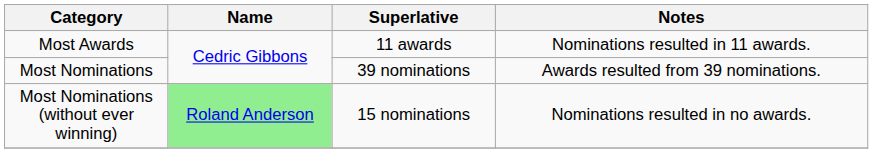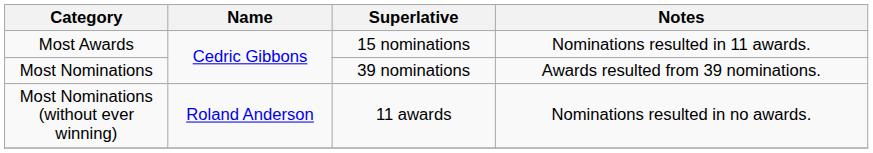(414, 44) 11 awards -> (414, 44) 15 nominations
(250, 115) lightgreen background -> (250, 115) no background
(414, 115) 15 nominations -> (414, 115) 11 awards
